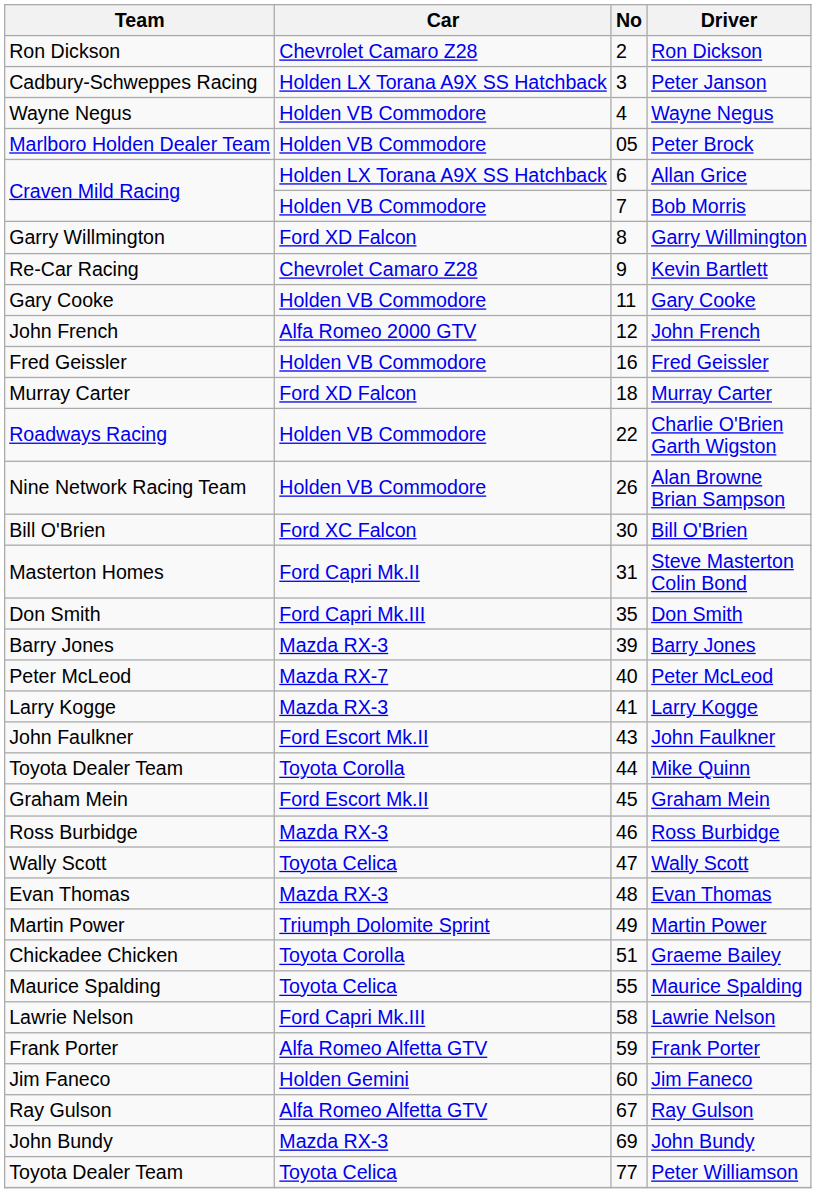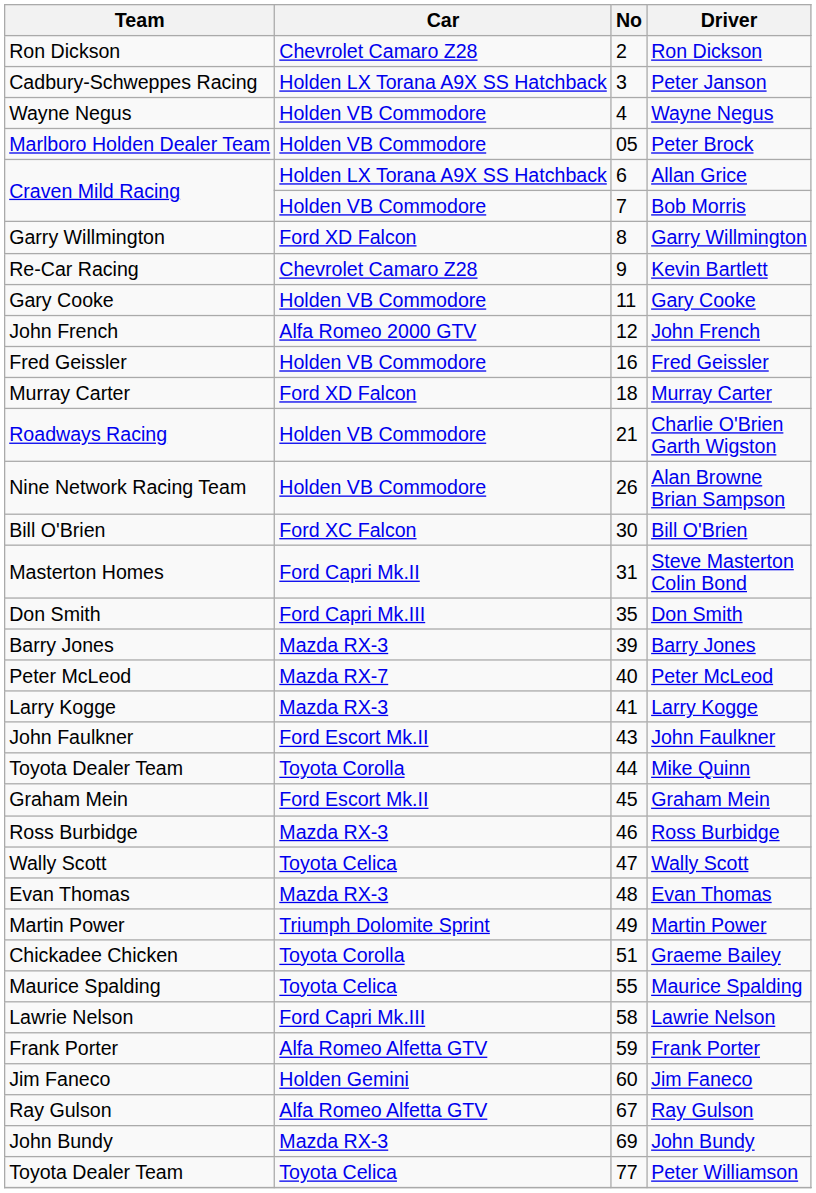(627, 435) 22 -> (627, 435) 21
